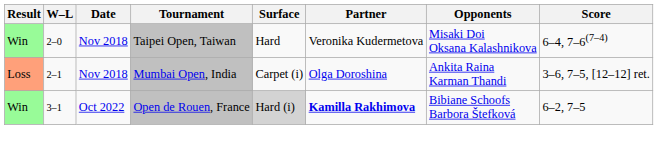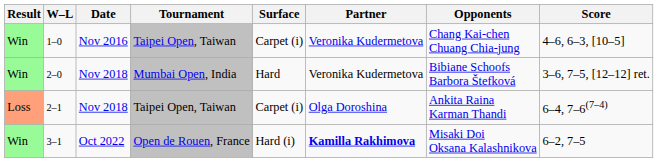+ row: (54, 41)
(185, 40) Taipei Open, Taiwan -> (185, 74) Mumbai Open, India
(483, 40) Misaki Doi Oksana Kalashnikova -> (472, 74) Bibiane Schoofs Barbora Štefková
(575, 40) 6–4, 7–6(7–4) -> (596, 74) 3–6, 7–5, [12–12] ret.
(185, 74) Mumbai Open, India -> (185, 107) Taipei Open, Taiwan
(596, 74) 3–6, 7–5, [12–12] ret. -> (575, 107) 6–4, 7–6(7–4)
(275, 107) lightgrey background -> (275, 140) no background
(472, 107) Bibiane Schoofs Barbora Štefková -> (483, 140) Misaki Doi Oksana Kalashnikova
